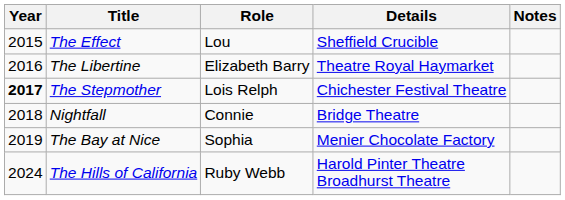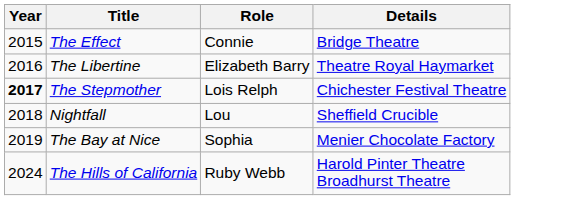- column: (535, 16)
(217, 41) Lou -> (229, 41) Connie
(377, 41) Sheffield Crucible -> (368, 41) Bridge Theatre
(229, 115) Connie -> (217, 115) Lou
(368, 115) Bridge Theatre -> (377, 115) Sheffield Crucible
